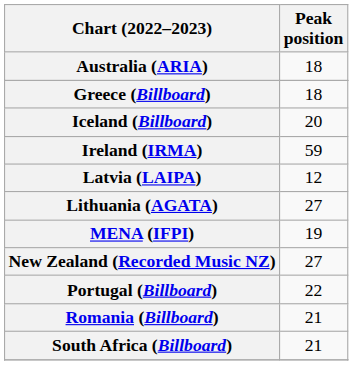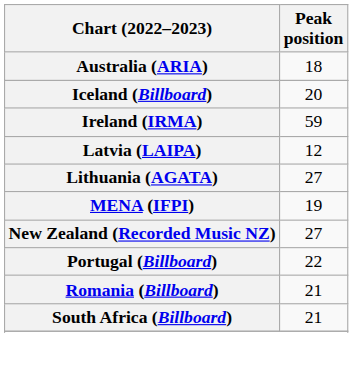- row: (142, 94)
